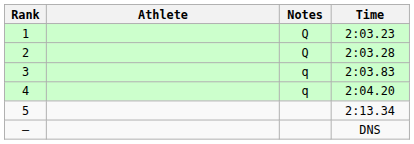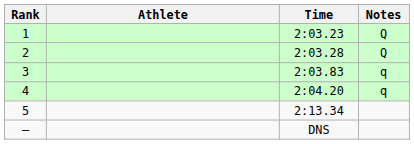columns swapped: (370, 14) <-> (305, 14)
